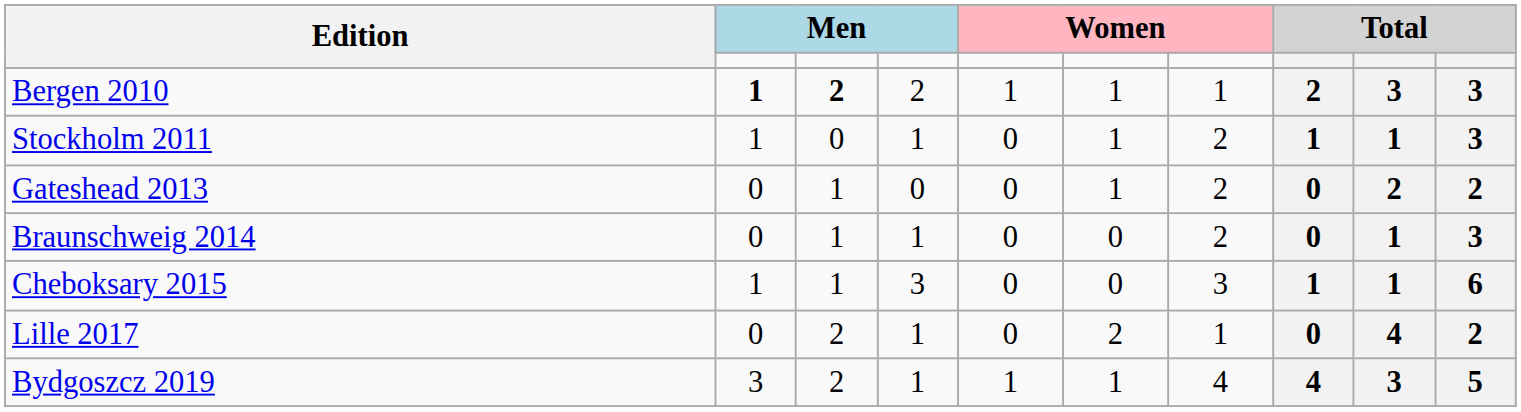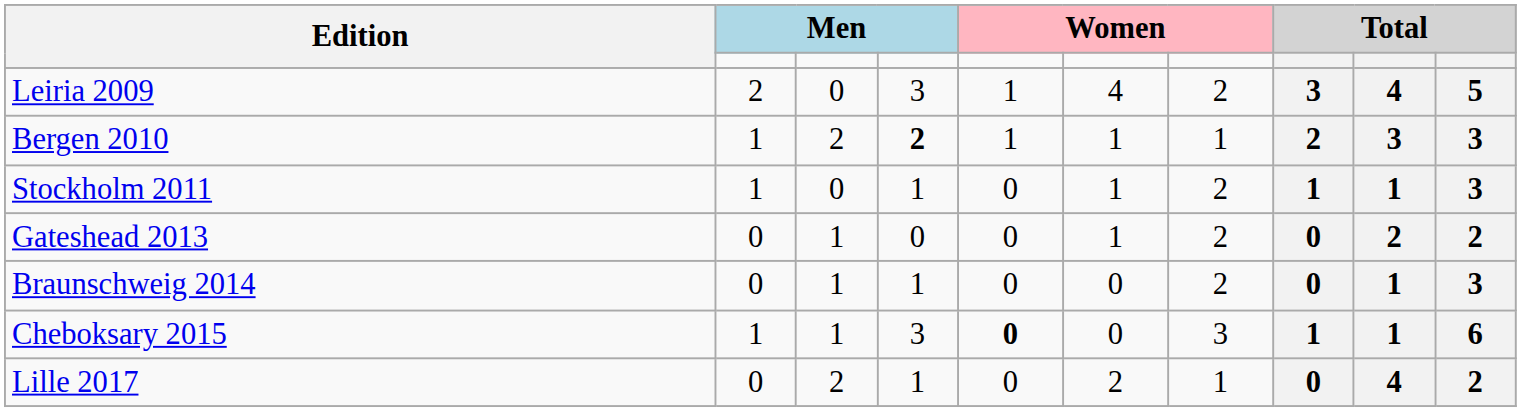+ row: (83, 91)
(756, 91) bold -> (756, 139) normal
(837, 91) bold -> (837, 139) normal
(917, 91) normal -> (917, 139) bold
(1010, 285) normal -> (1010, 333) bold
- row: (113, 382)
